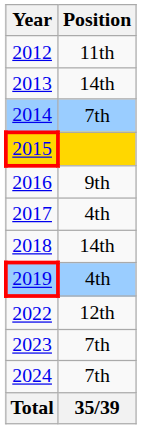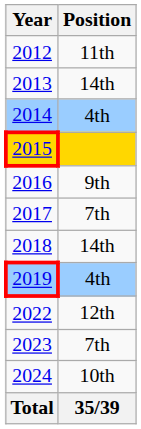(97, 115) 7th -> (97, 115) 4th
(97, 213) 4th -> (97, 213) 7th
(97, 376) 7th -> (97, 376) 10th
